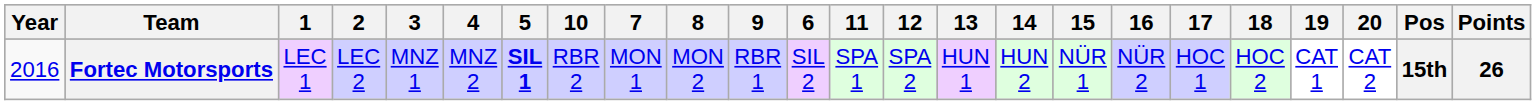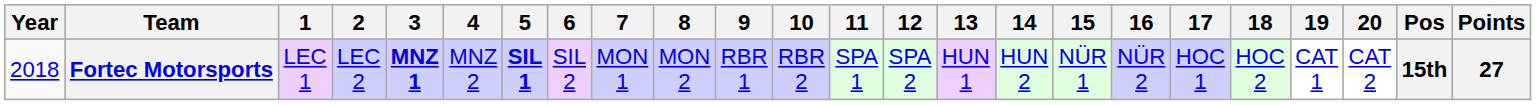columns swapped: (808, 22) <-> (576, 22)
(35, 69) 2016 -> (35, 69) 2018
(415, 69) normal -> (415, 69) bold
(1492, 69) 26 -> (1492, 69) 27
